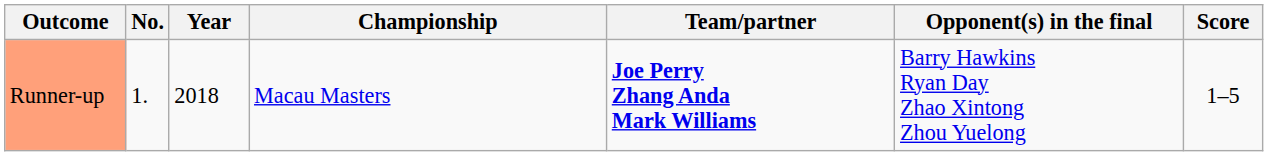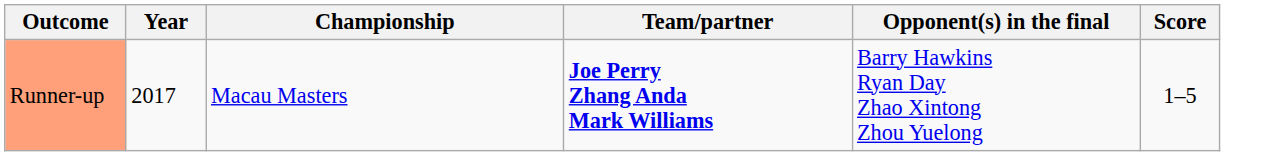- column: (148, 22)
(197, 94) 2018 -> (154, 94) 2017
